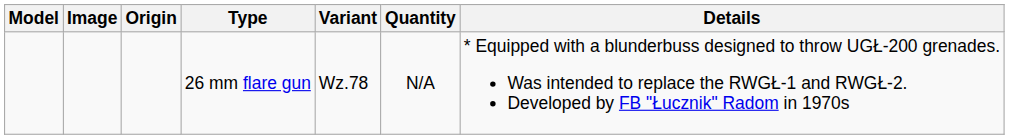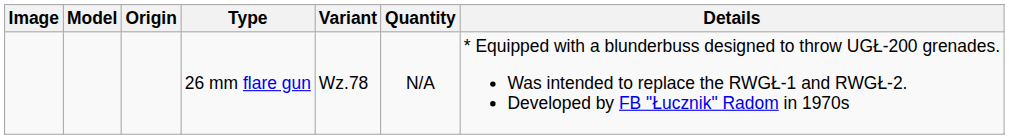columns swapped: (34, 18) <-> (92, 18)
